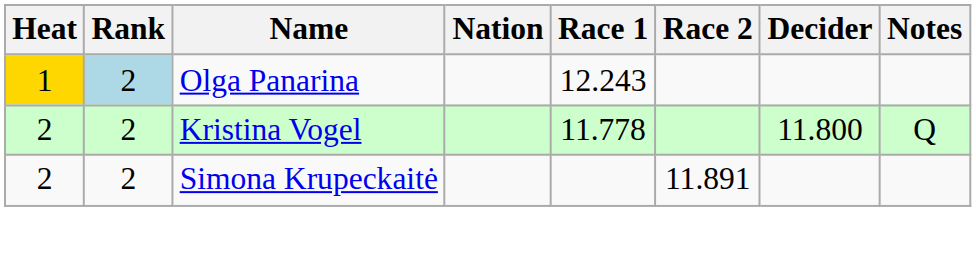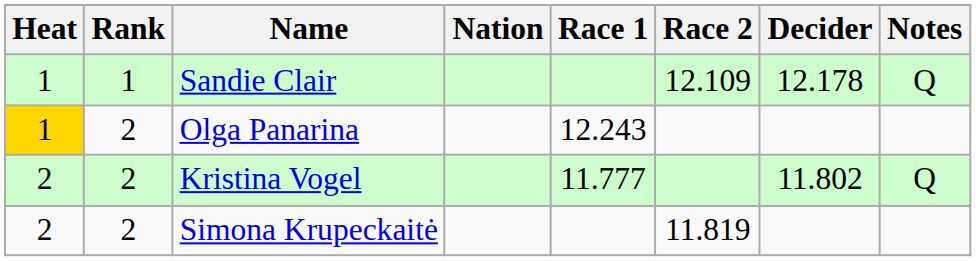+ row: (258, 79)
(128, 79) lightblue background -> (128, 129) no background
(603, 129) 11.778 -> (603, 179) 11.777
(820, 129) 11.800 -> (820, 179) 11.802
(708, 179) 11.891 -> (708, 229) 11.819
